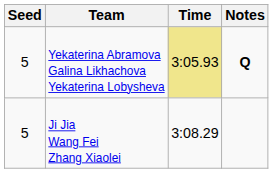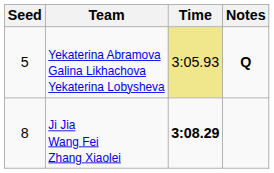(25, 133) 5 -> (25, 133) 8
(195, 133) normal -> (195, 133) bold
